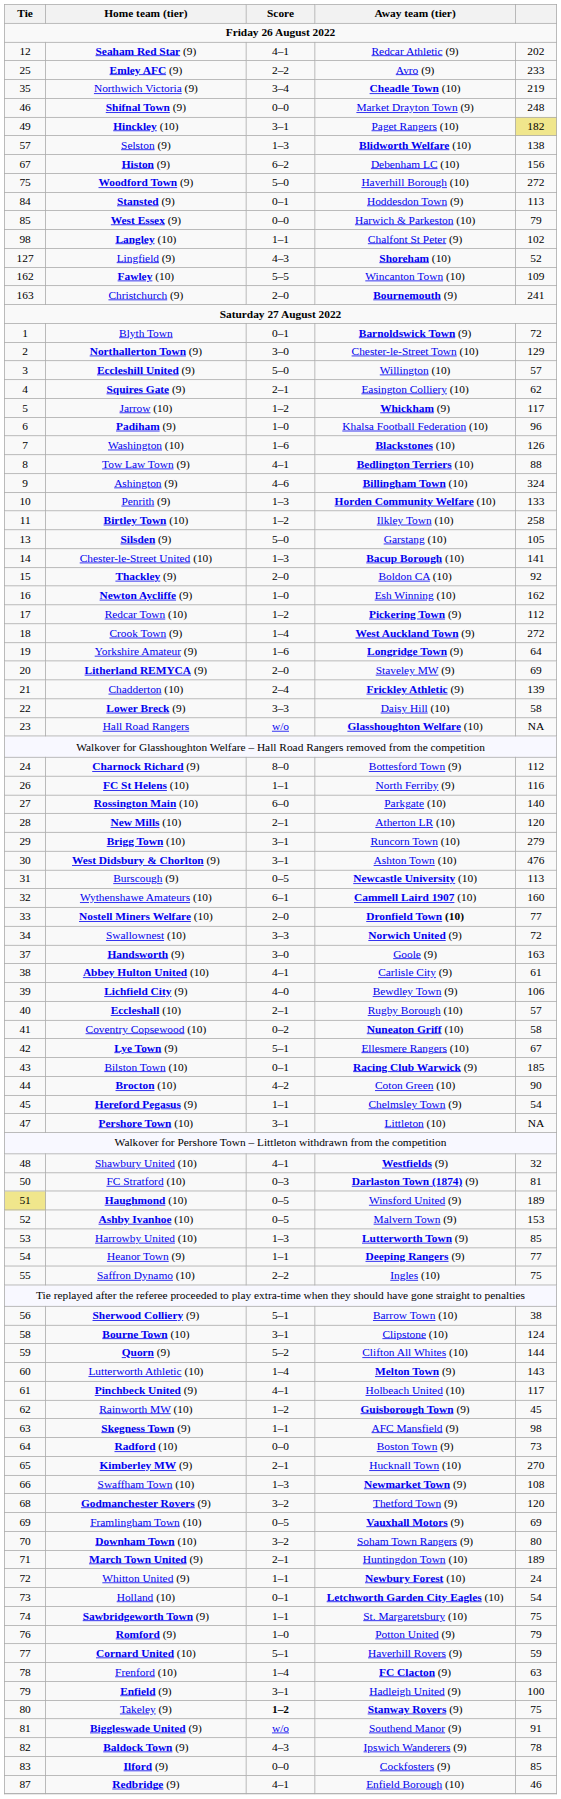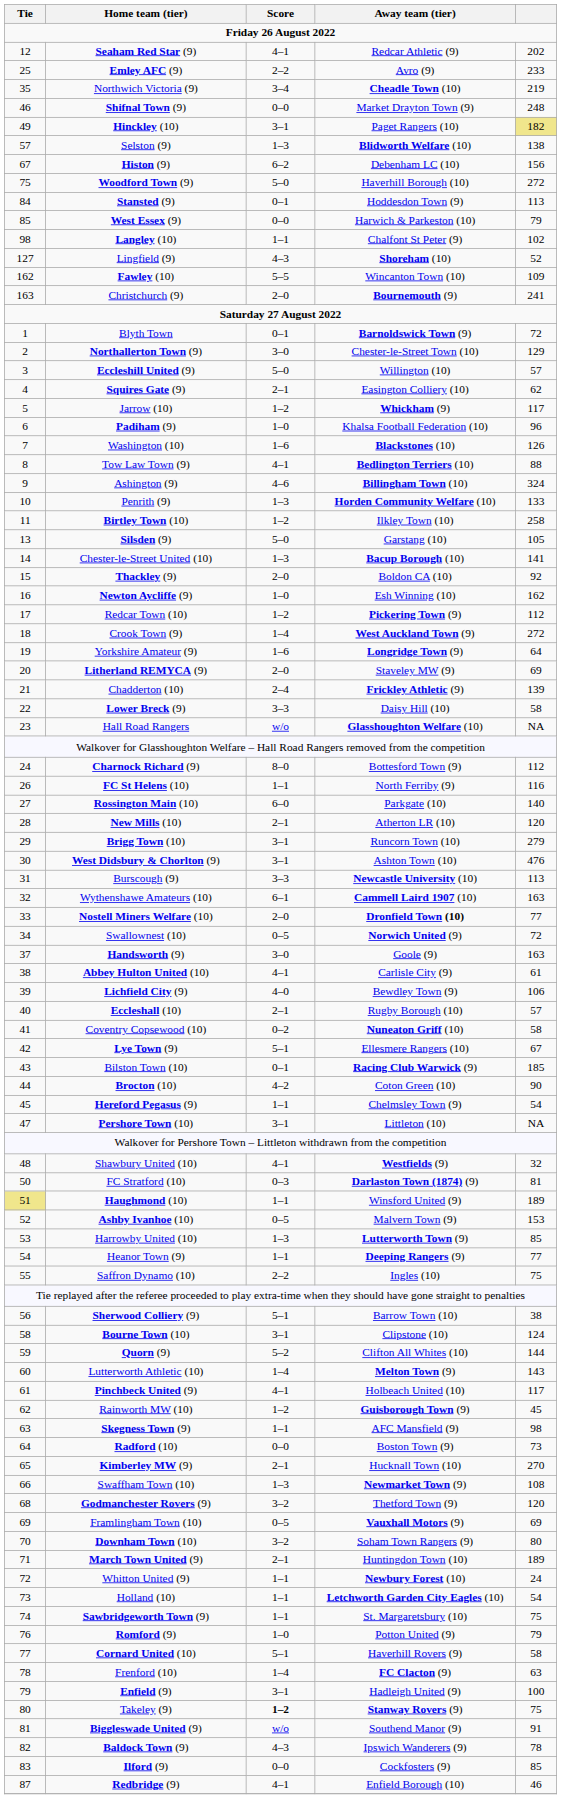(280, 879) 0–5 -> (280, 879) 3–3
(536, 898) 160 -> (536, 898) 163
(280, 936) 3–3 -> (280, 936) 0–5
(280, 1201) 0–5 -> (280, 1201) 1–1
(280, 1597) 0–1 -> (280, 1597) 1–1
(536, 1653) 59 -> (536, 1653) 58
